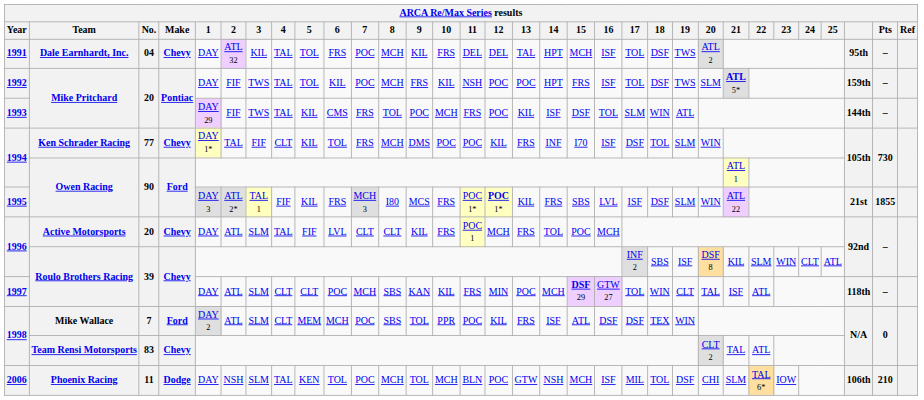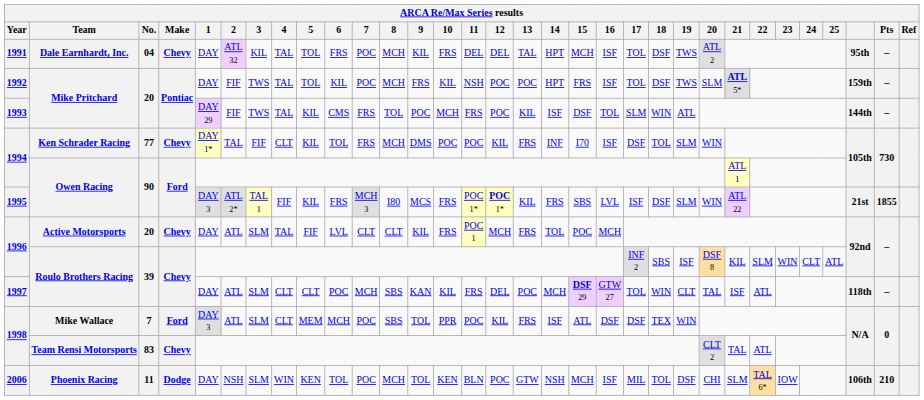(498, 291) MIN -> (500, 291) DEL
(208, 320) DAY 2 -> (208, 320) DAY 3
(283, 380) TAL -> (284, 380) WIN
(446, 380) MCH -> (448, 380) KEN
